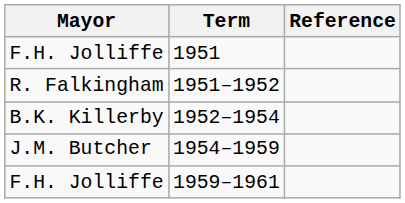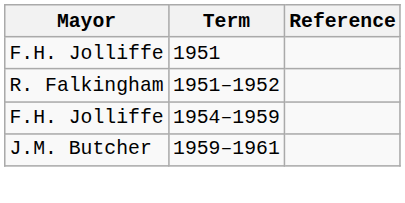- row: (226, 117)
(81, 150) J.M. Butcher -> (87, 117) F.H. Jolliffe
(87, 182) F.H. Jolliffe -> (81, 150) J.M. Butcher
